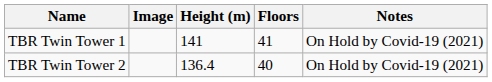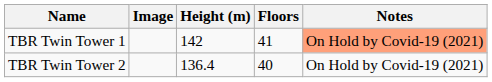(192, 40) 141 -> (192, 40) 142
(395, 40) no background -> (395, 40) lightsalmon background
